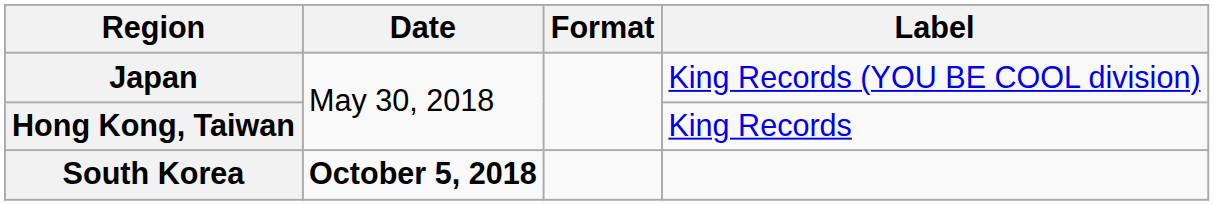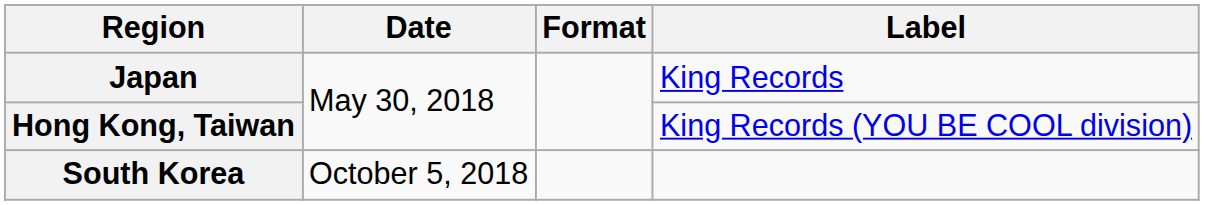(934, 77) King Records (YOU BE COOL division) -> (752, 77) King Records
(760, 125) King Records -> (926, 125) King Records (YOU BE COOL division)
(423, 174) bold -> (419, 174) normal
